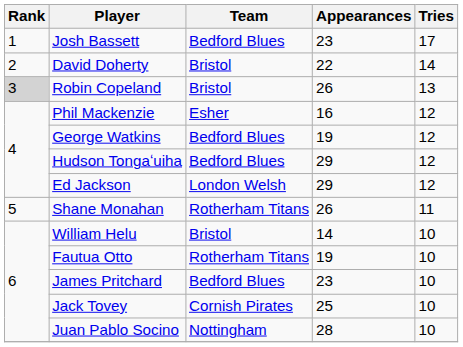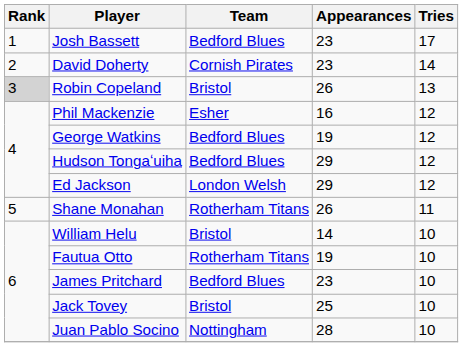(210, 64) Bristol -> (241, 64) Cornish Pirates
(324, 64) 22 -> (324, 64) 23
(241, 305) Cornish Pirates -> (210, 305) Bristol
